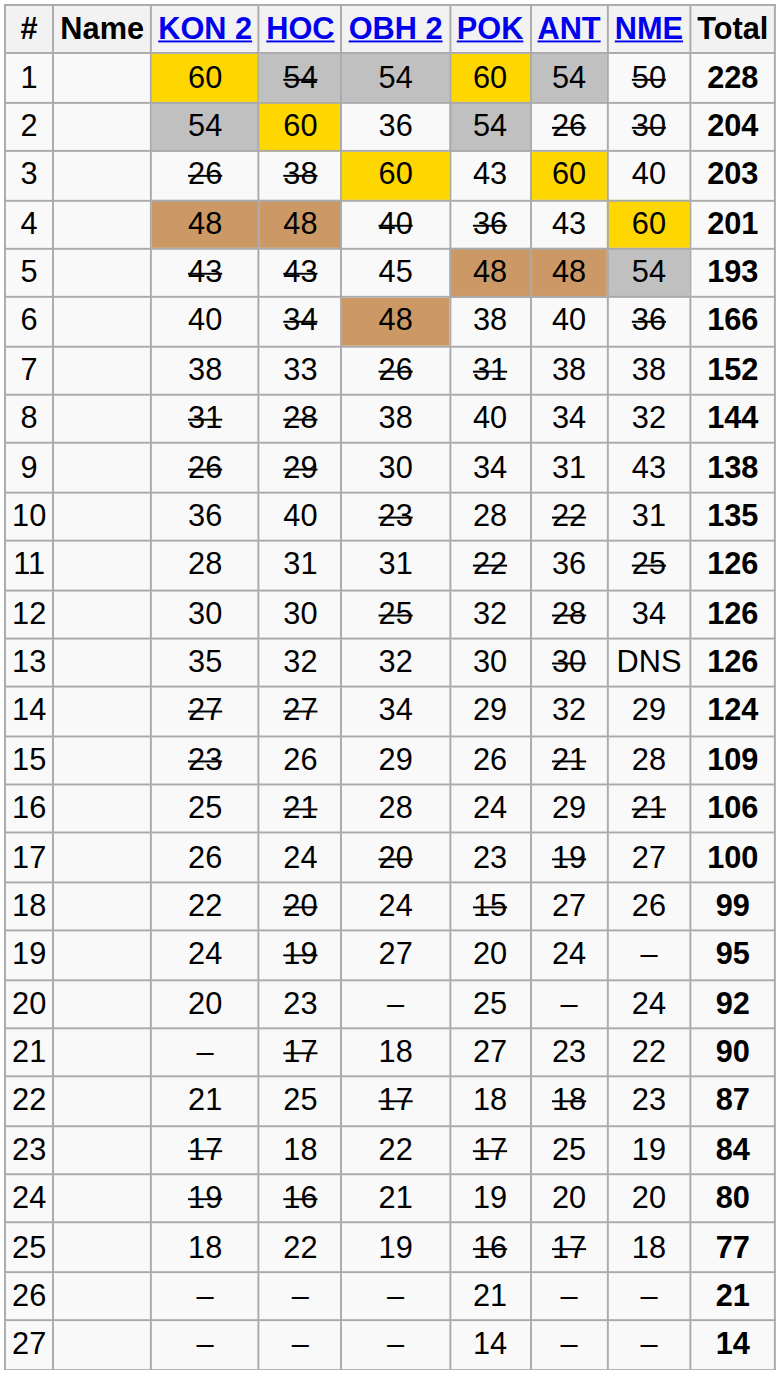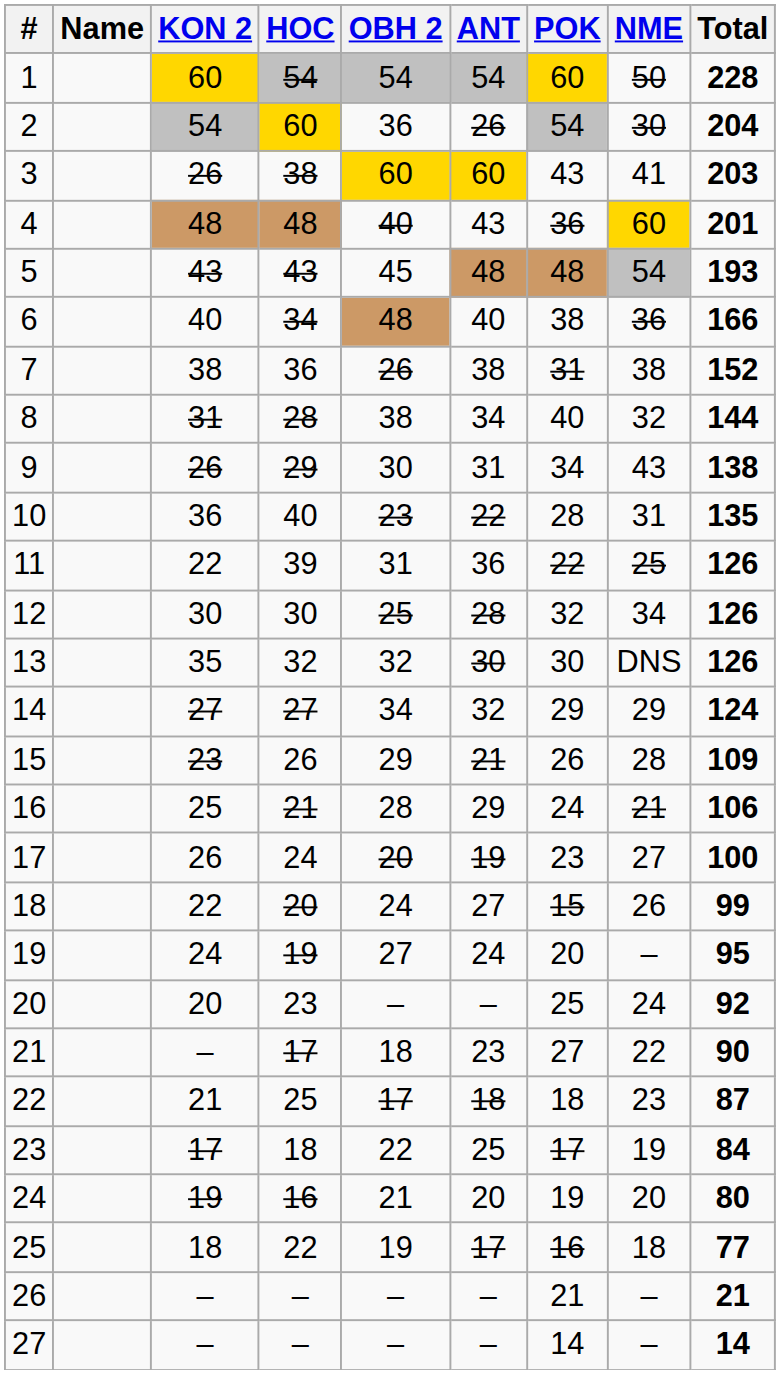columns swapped: (569, 28) <-> (490, 28)
(649, 175) 40 -> (649, 175) 41
(300, 369) 33 -> (300, 369) 36
(205, 564) 28 -> (205, 564) 22
(300, 564) 31 -> (300, 564) 39
